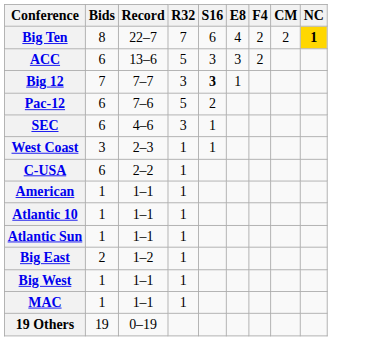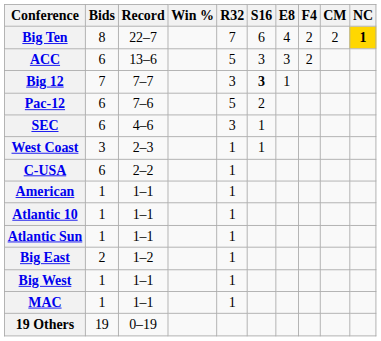+ column: (192, 15)
